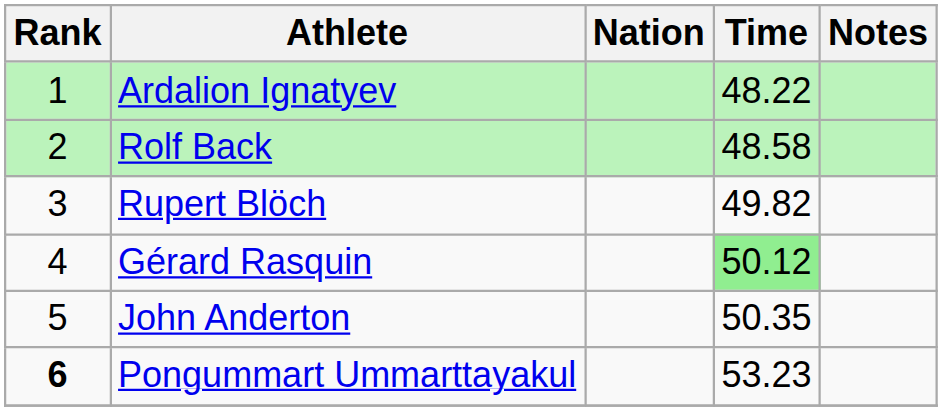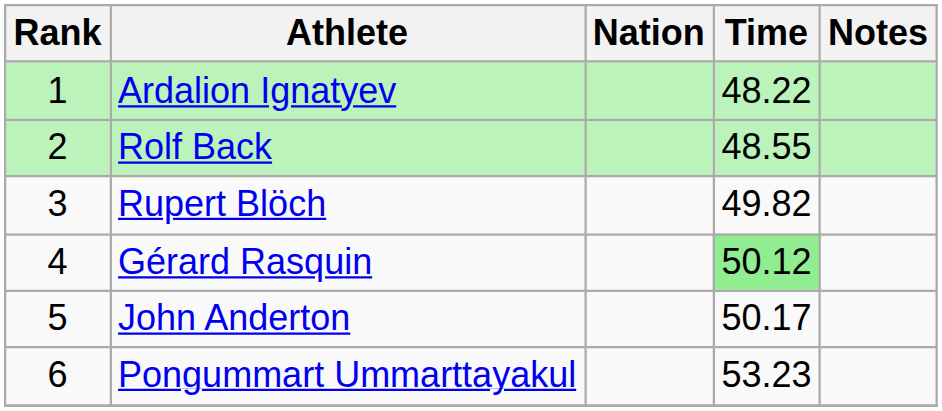(766, 147) 48.58 -> (766, 147) 48.55
(766, 318) 50.35 -> (766, 318) 50.17
(57, 375) bold -> (57, 375) normal
